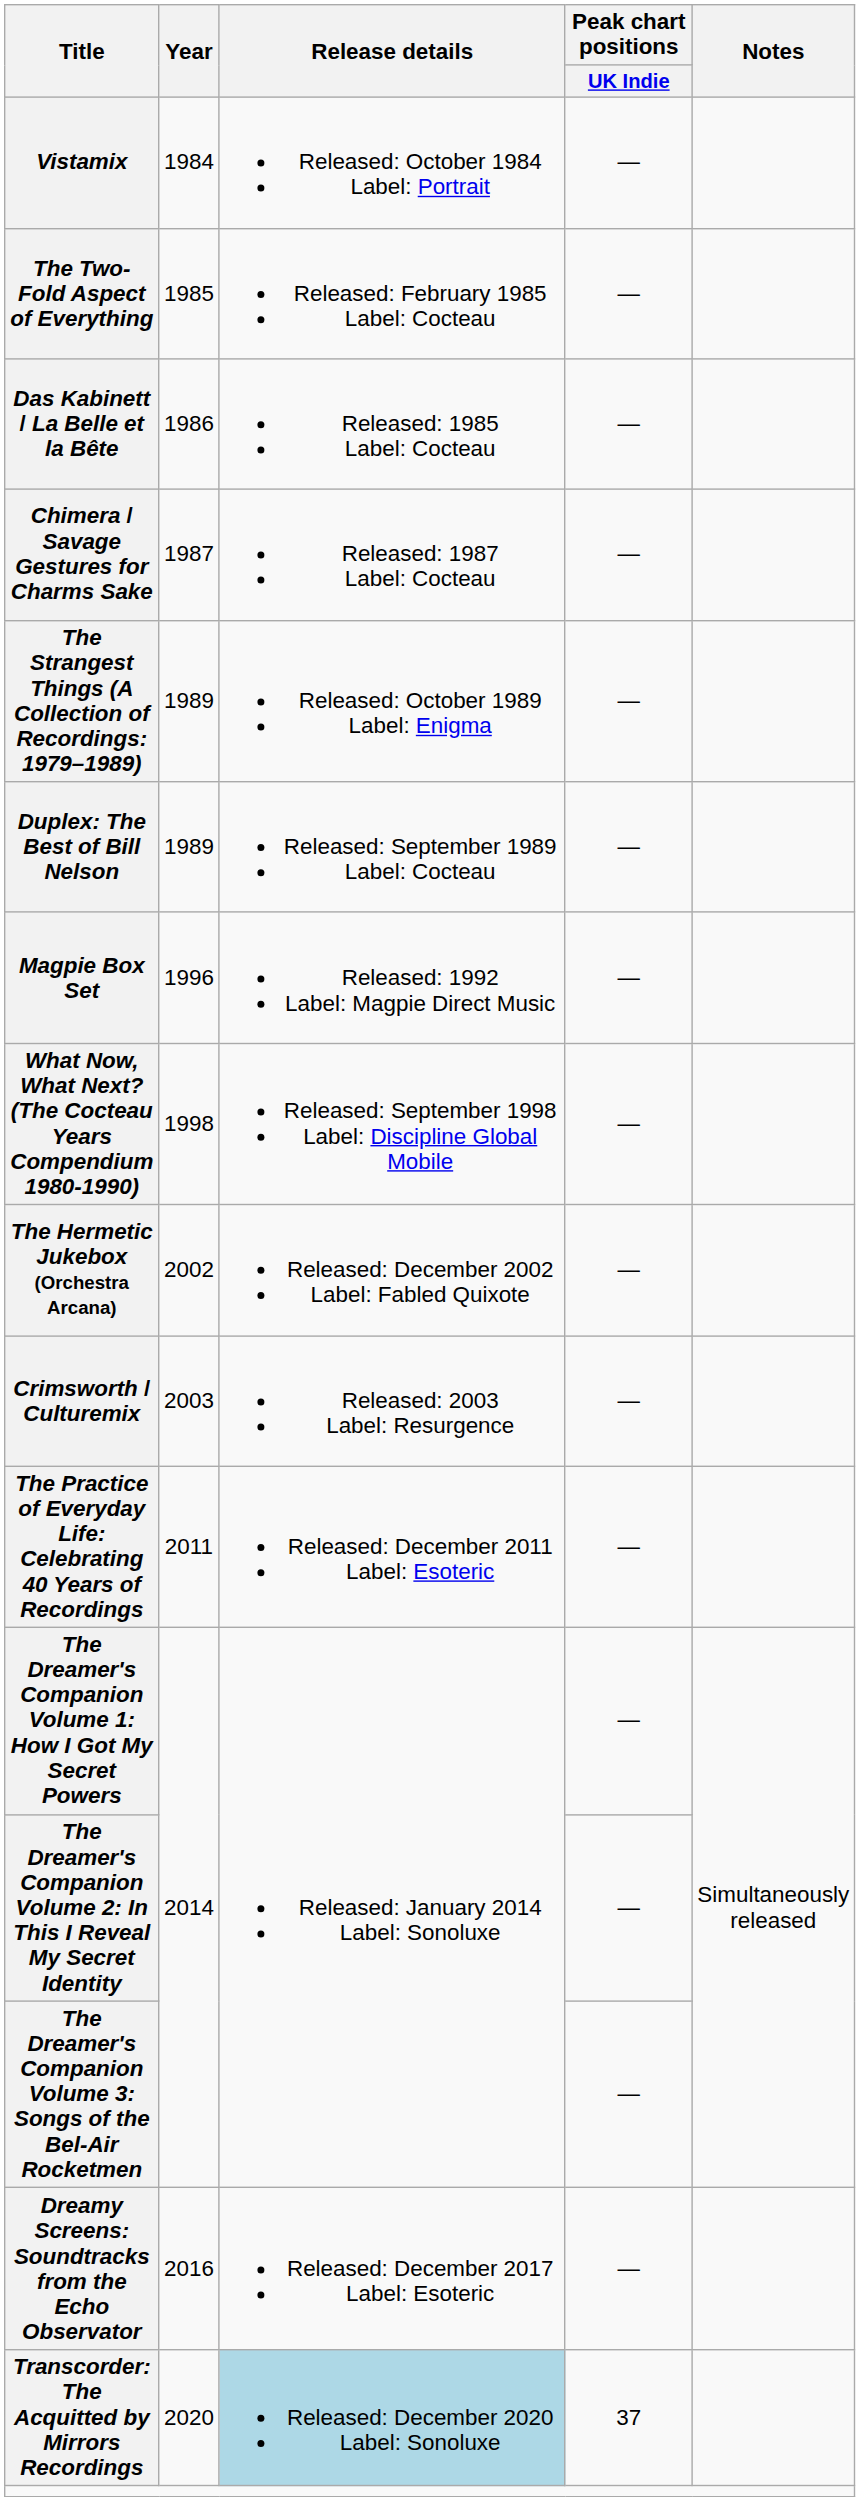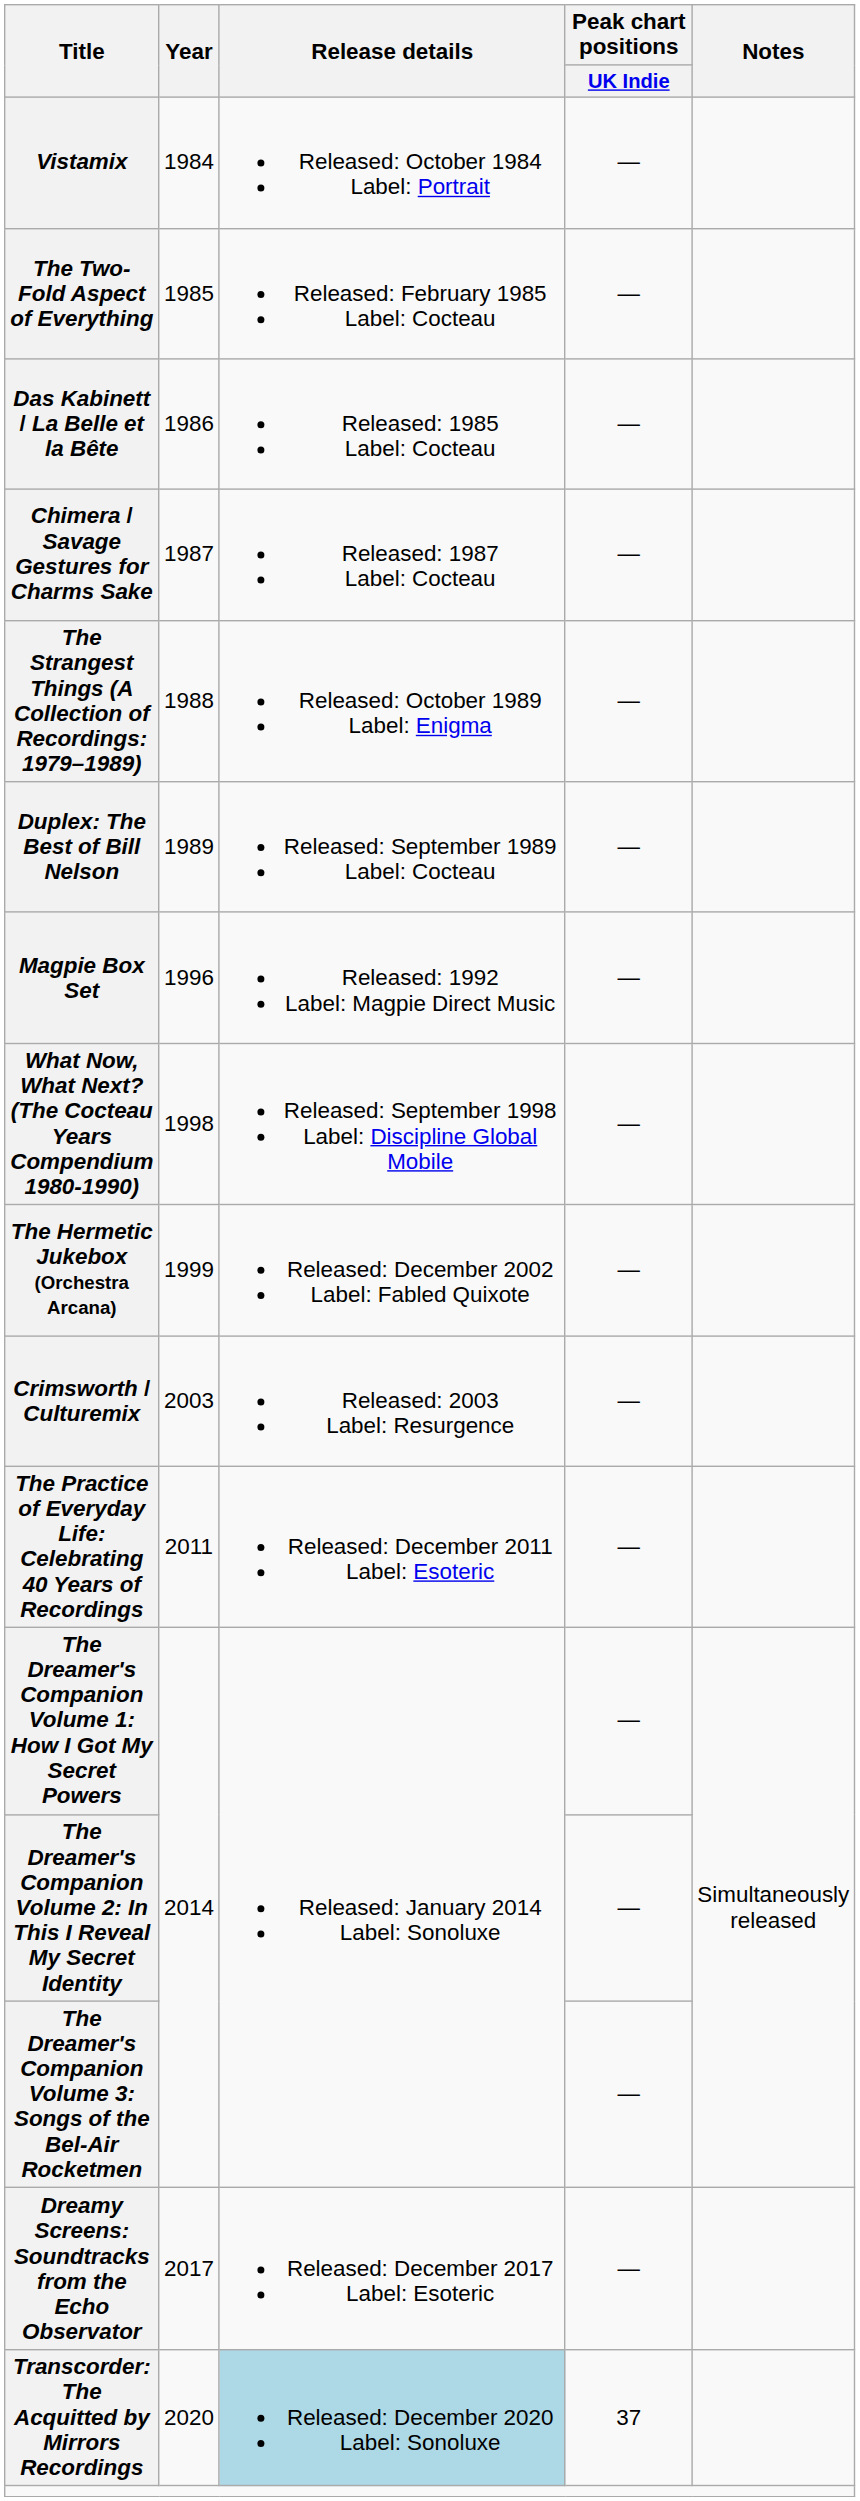(189, 700) 1989 -> (189, 700) 1988
(189, 1269) 2002 -> (189, 1269) 1999
(189, 2268) 2016 -> (189, 2268) 2017
